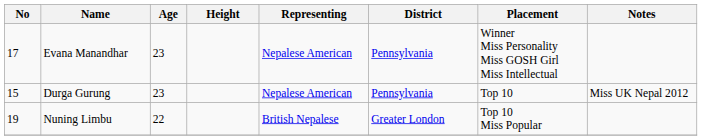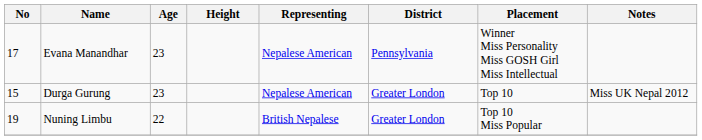(402, 93) Pennsylvania -> (408, 93) Greater London
